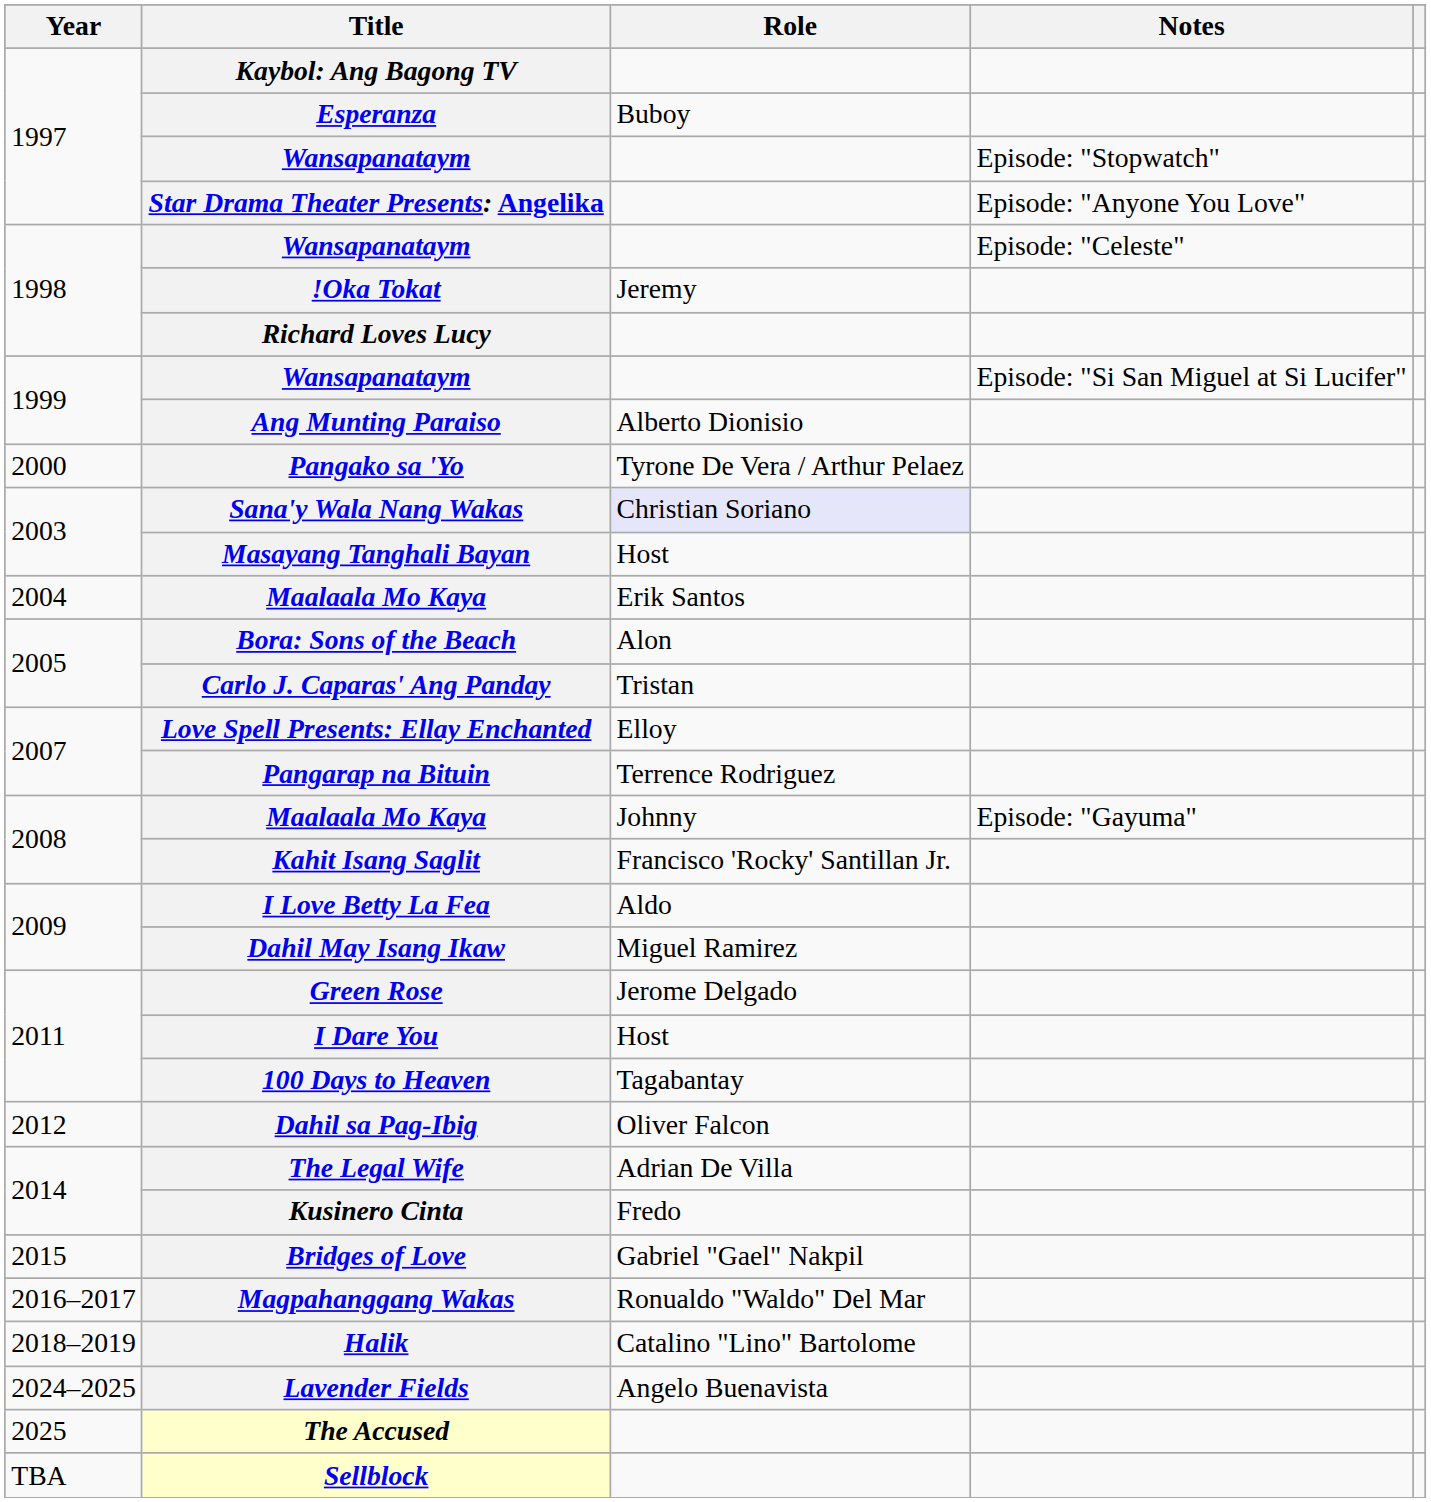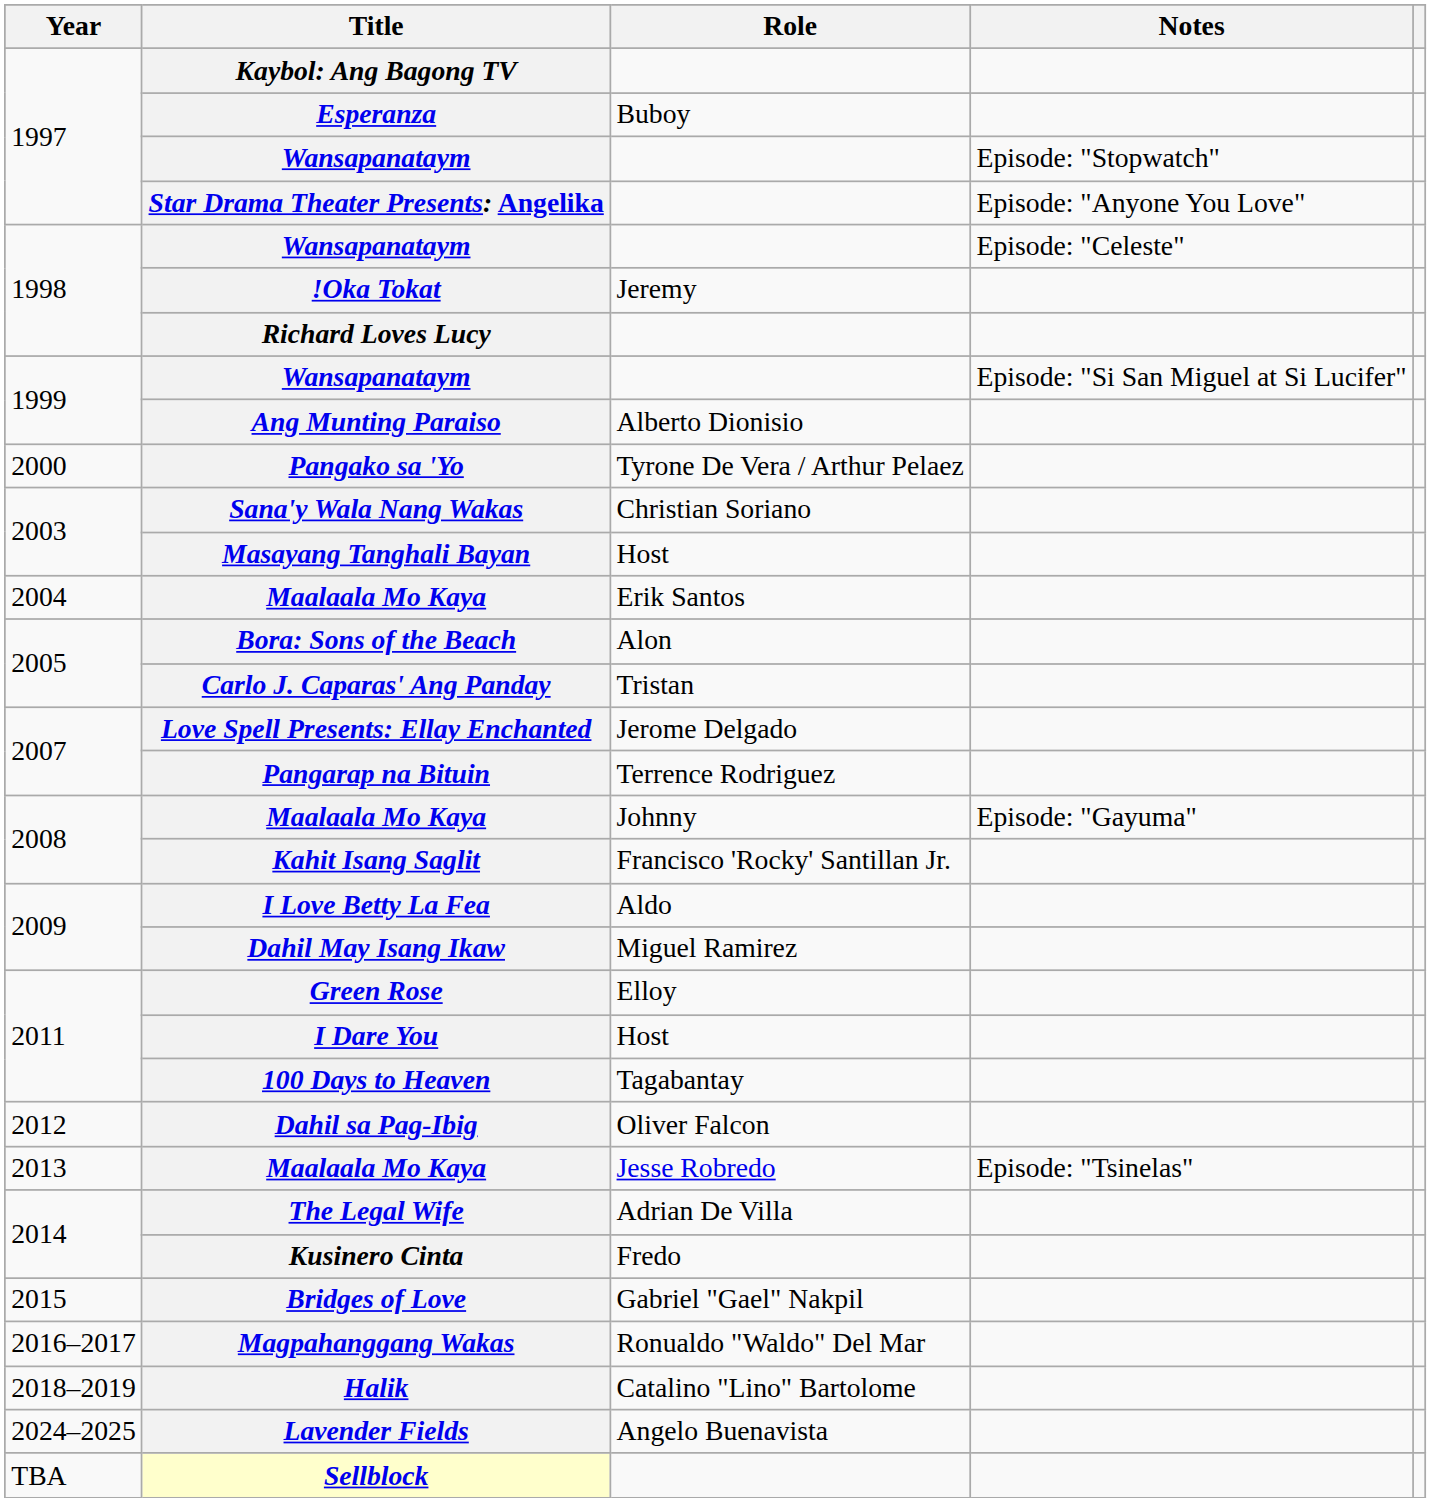(714, 509) lavender background -> (714, 509) no background
(647, 728) Elloy -> (707, 728) Jerome Delgado
(707, 992) Jerome Delgado -> (647, 992) Elloy
+ row: (39, 1167)
- row: (39, 1431)
